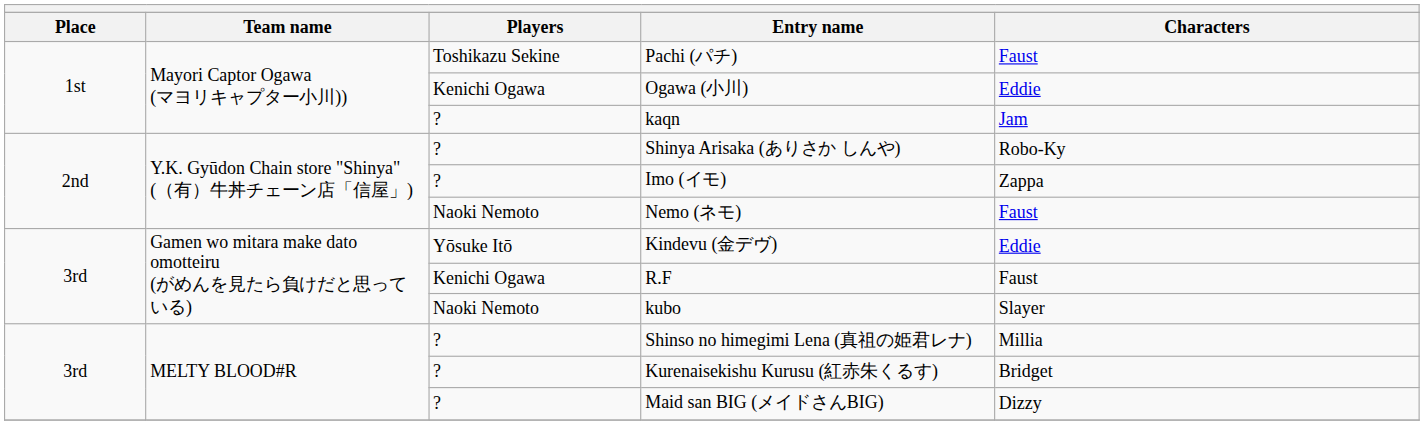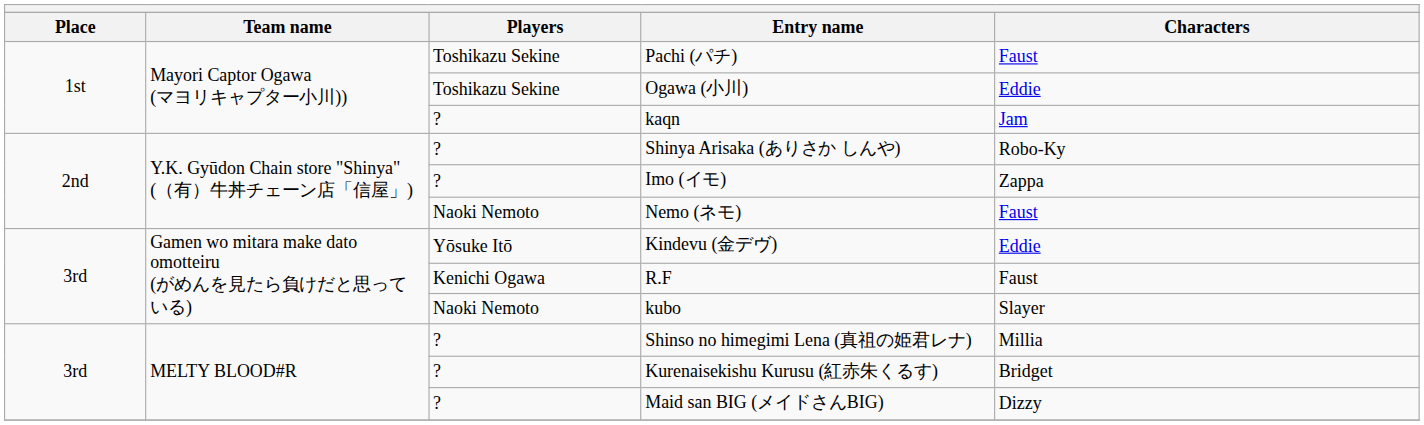(489, 88) Kenichi Ogawa -> (496, 88) Toshikazu Sekine
